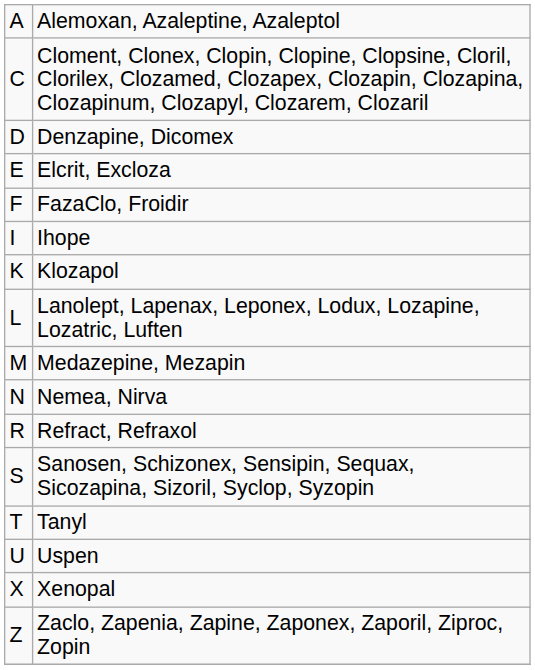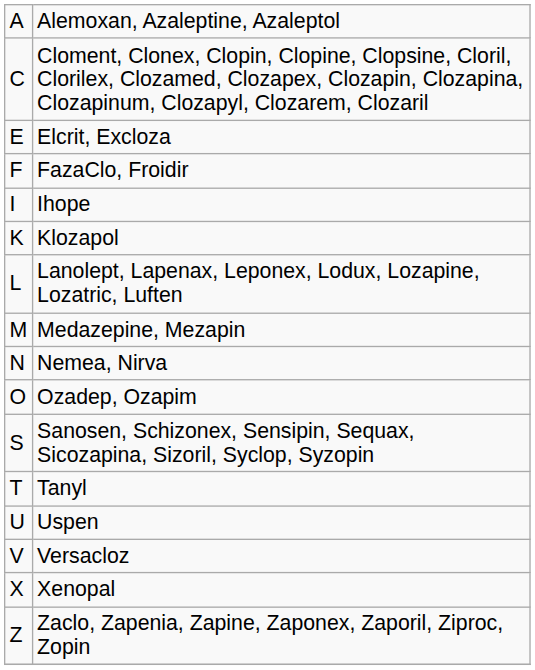- row: (135, 136)
+ row: (117, 396)
- row: (117, 430)
+ row: (83, 555)
